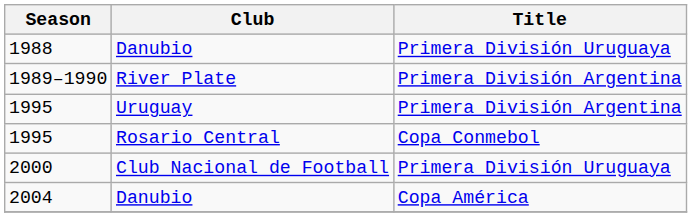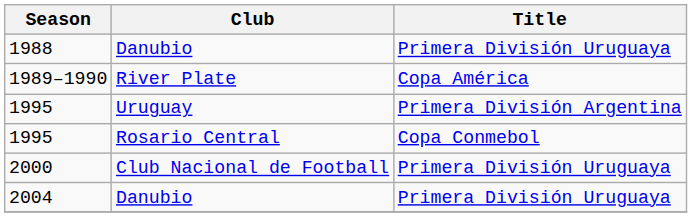(540, 79) Primera División Argentina -> (463, 79) Copa América
(463, 198) Copa América -> (534, 198) Primera División Uruguaya
